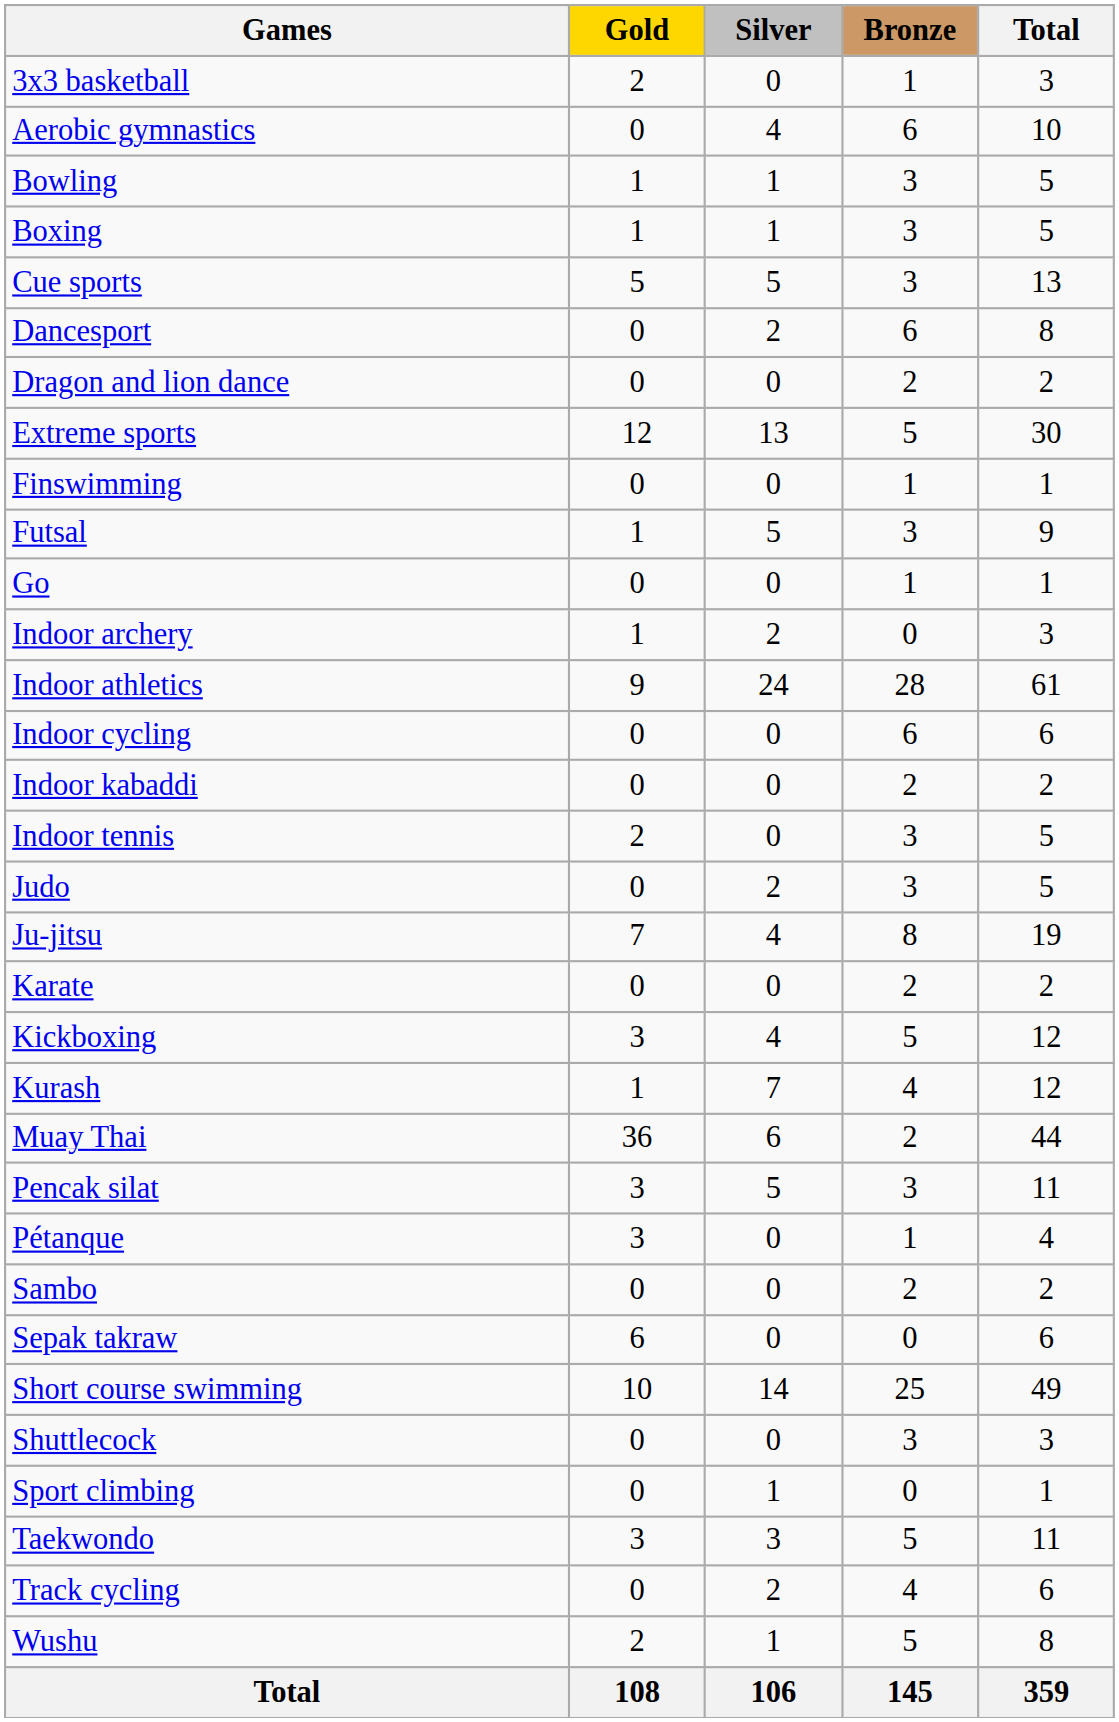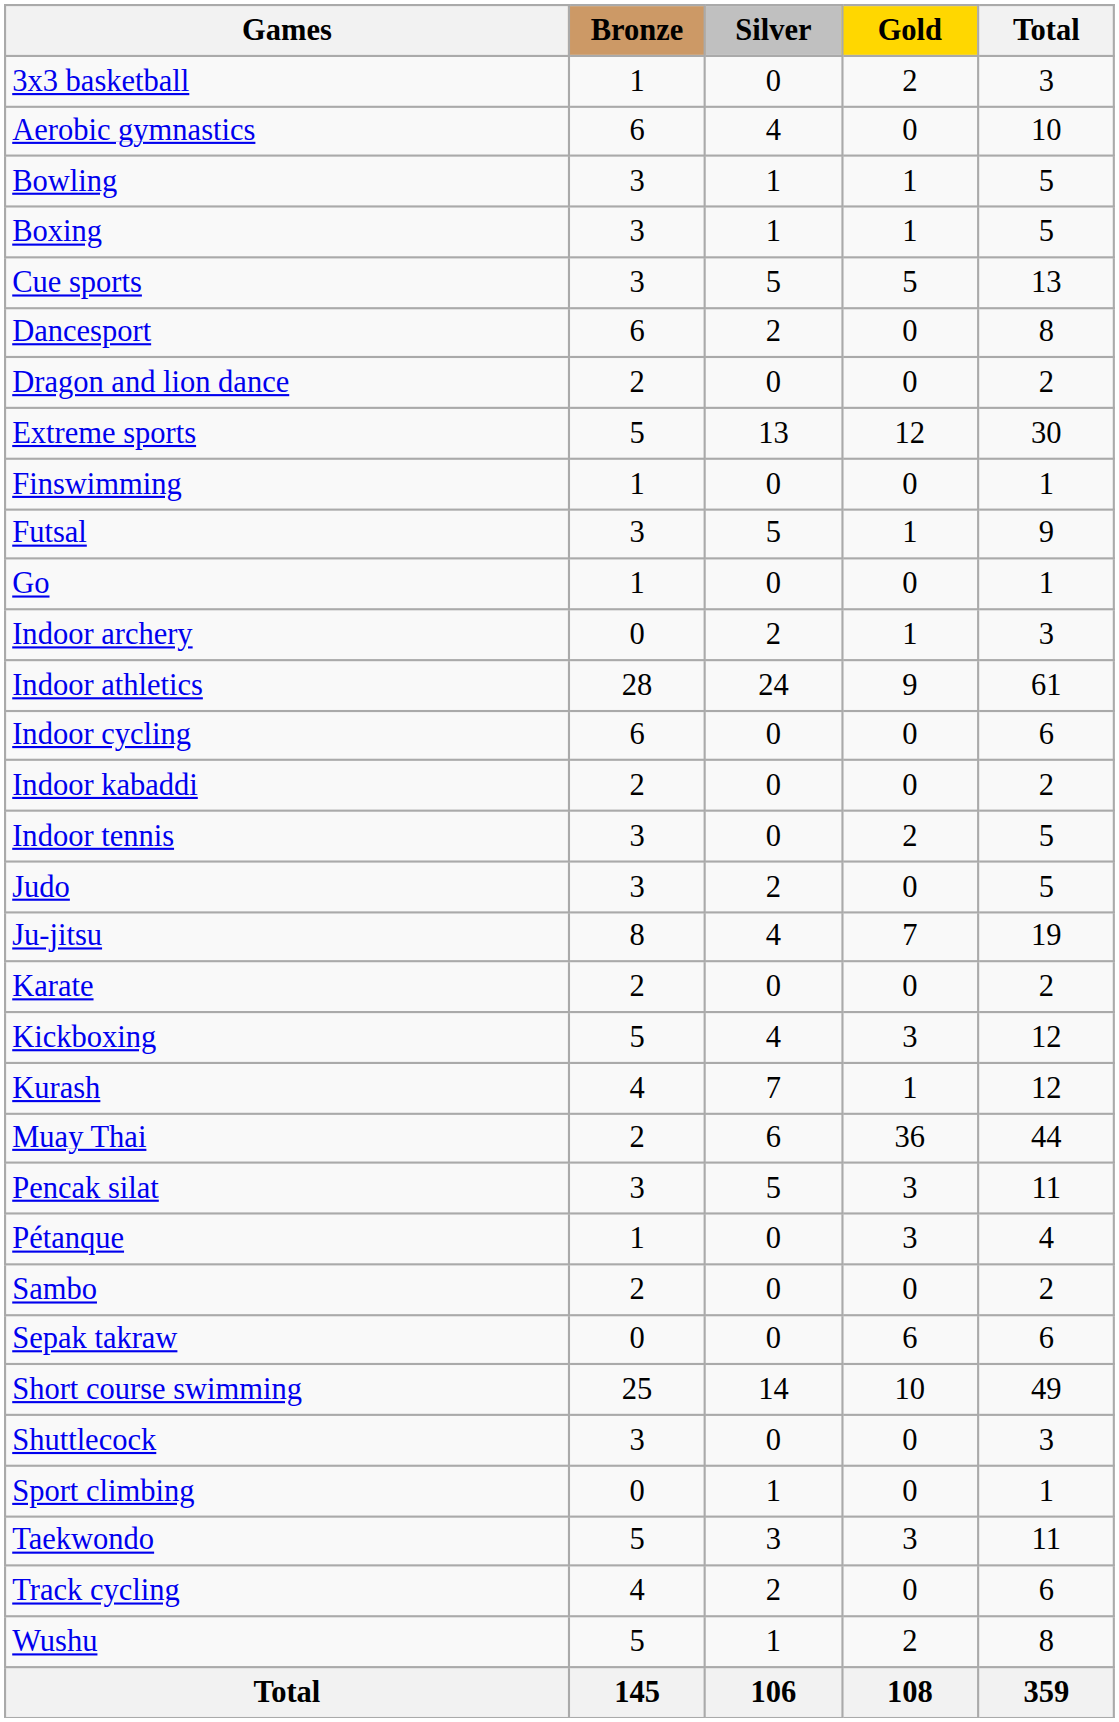columns swapped: (637, 29) <-> (910, 29)
